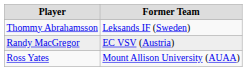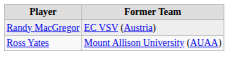- row: (52, 27)
